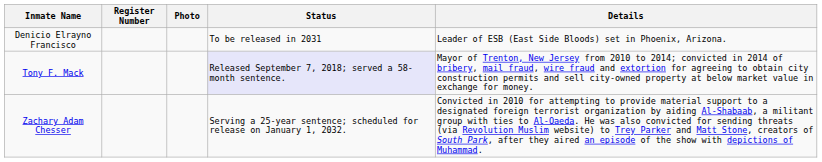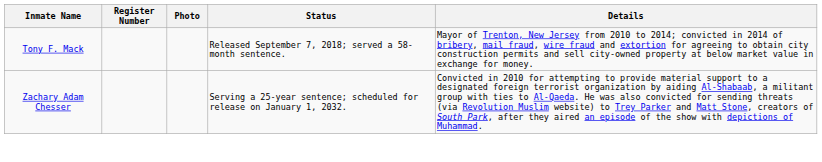- row: (53, 40)
(311, 73) lavender background -> (311, 49) no background
